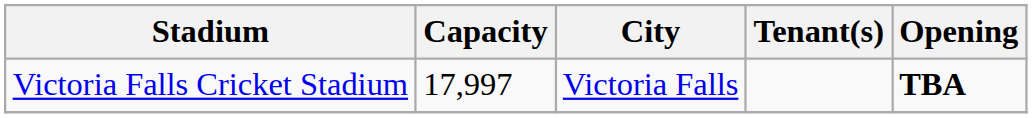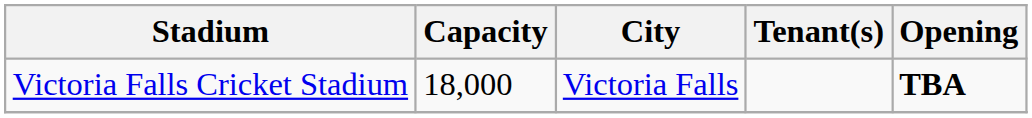(468, 84) 17,997 -> (468, 84) 18,000
